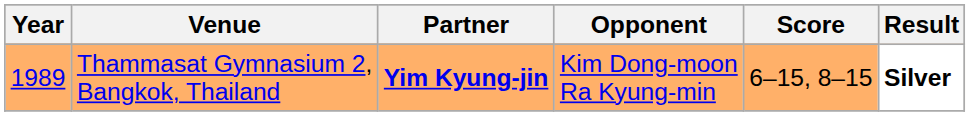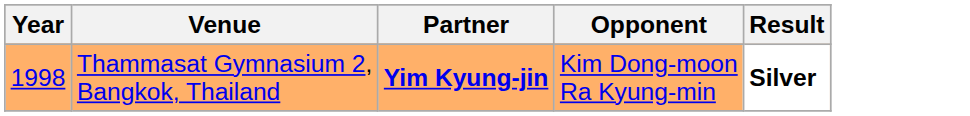- column: (811, 25)
(38, 77) 1989 -> (38, 77) 1998
